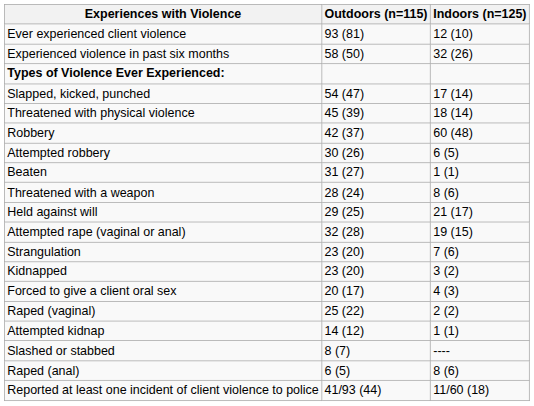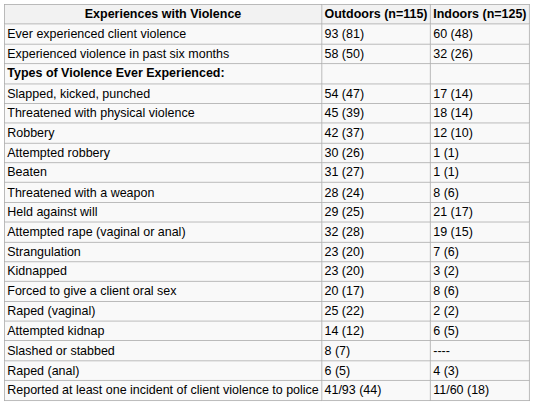(453, 34) 12 (10) -> (453, 34) 60 (48)
(453, 133) 60 (48) -> (453, 133) 12 (10)
(446, 152) 6 (5) -> (446, 152) 1 (1)
(446, 291) 4 (3) -> (446, 291) 8 (6)
(446, 331) 1 (1) -> (446, 331) 6 (5)
(446, 370) 8 (6) -> (446, 370) 4 (3)
